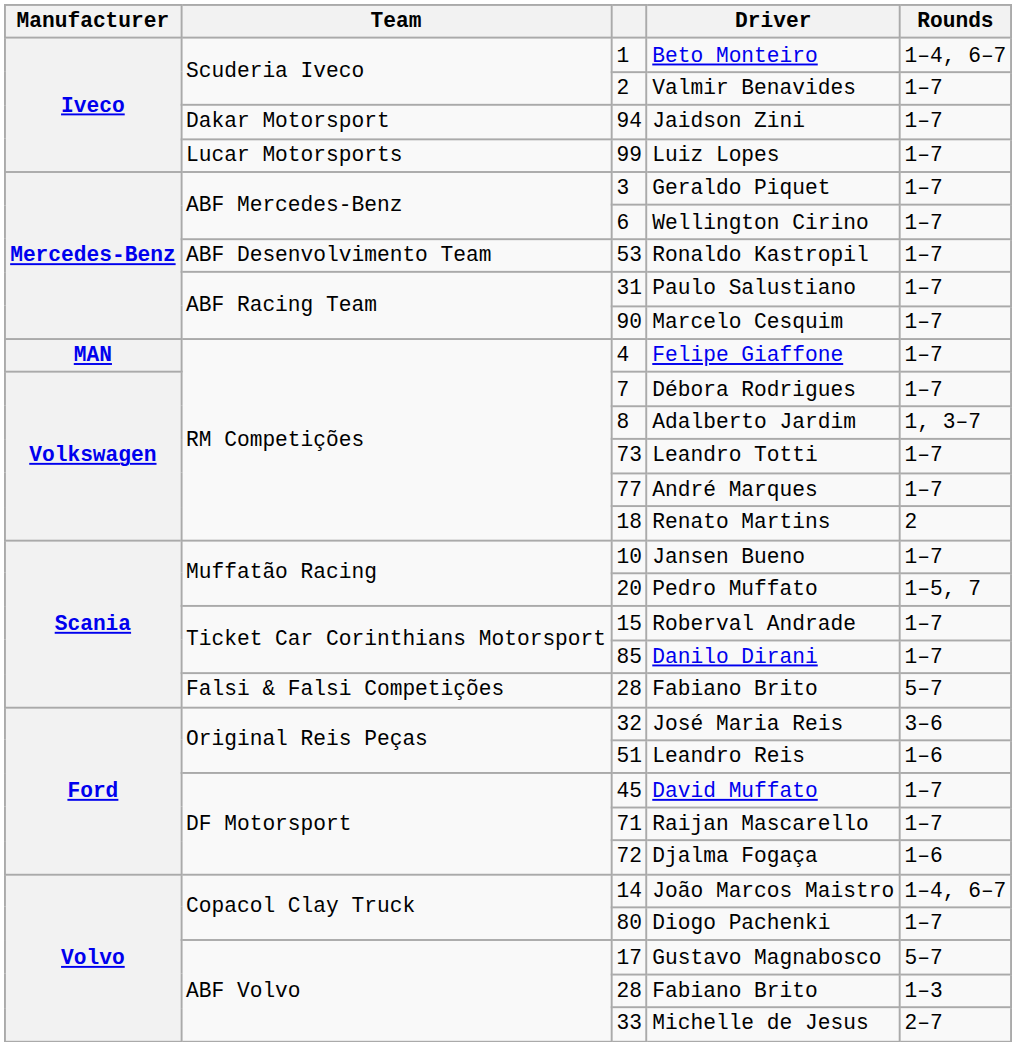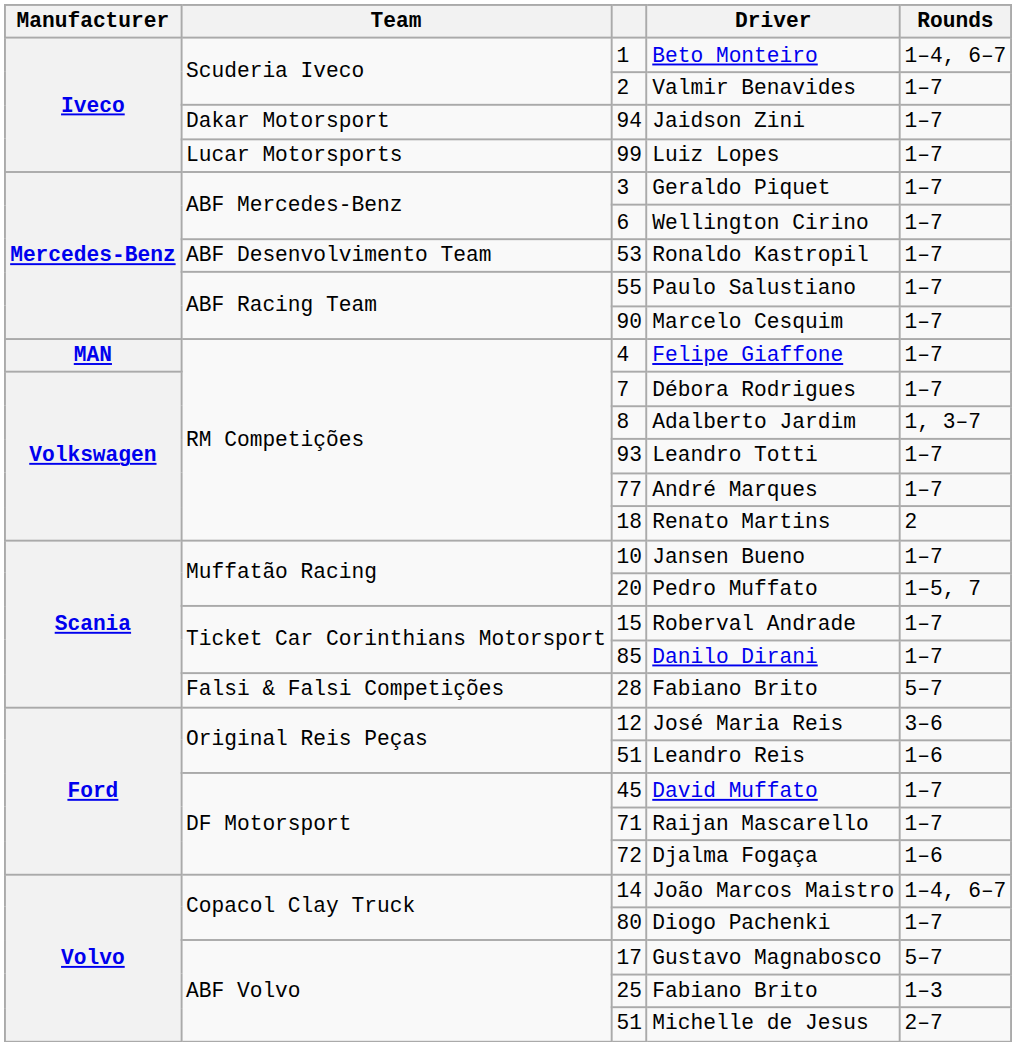(629, 289) 31 -> (629, 289) 55
(629, 456) 73 -> (629, 456) 93
(629, 724) 32 -> (629, 724) 12
(629, 991) 28 -> (629, 991) 25
(629, 1024) 33 -> (629, 1024) 51
